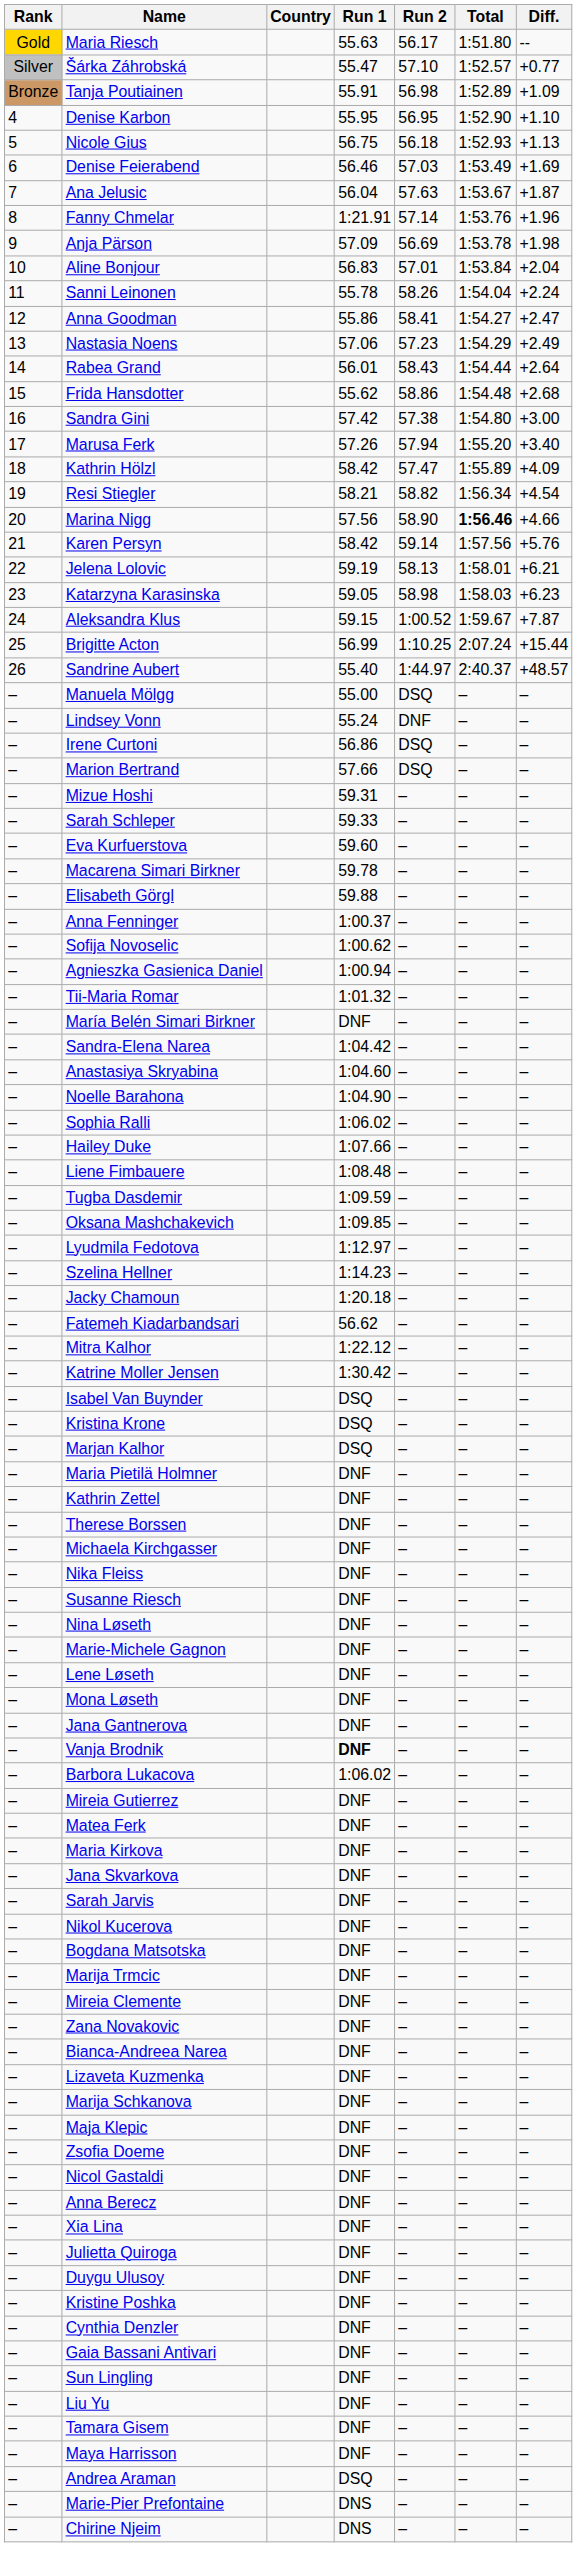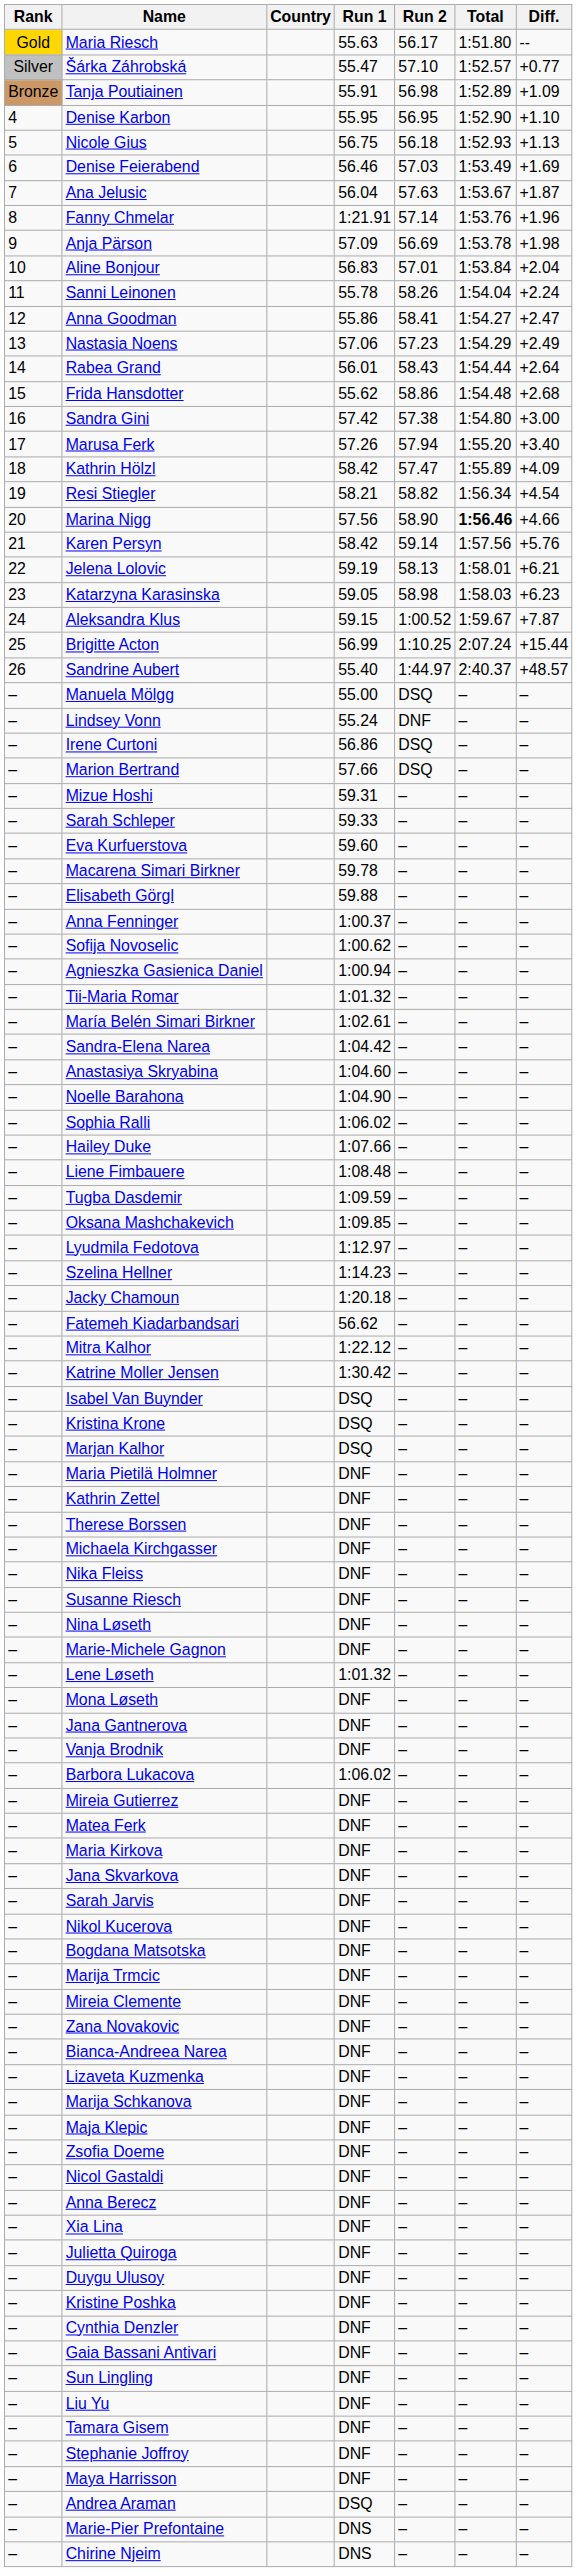(354, 1021) DNF -> (365, 1021) 1:02.61
(354, 1675) DNF -> (365, 1675) 1:01.32
(354, 1750) bold -> (354, 1750) normal
+ row: (127, 2453)
